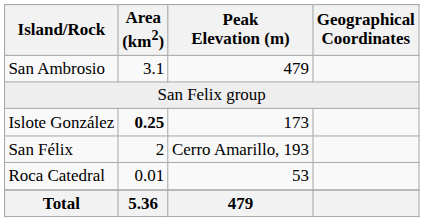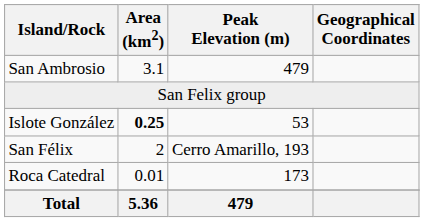(296, 122) 173 -> (301, 122) 53
(301, 176) 53 -> (296, 176) 173
